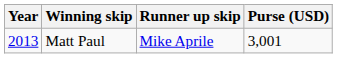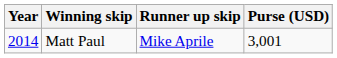(23, 40) 2013 -> (23, 40) 2014
